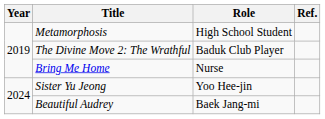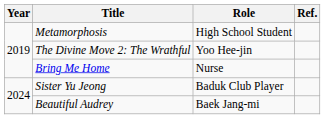(240, 50) Baduk Club Player -> (224, 50) Yoo Hee-jin
(224, 86) Yoo Hee-jin -> (240, 86) Baduk Club Player
